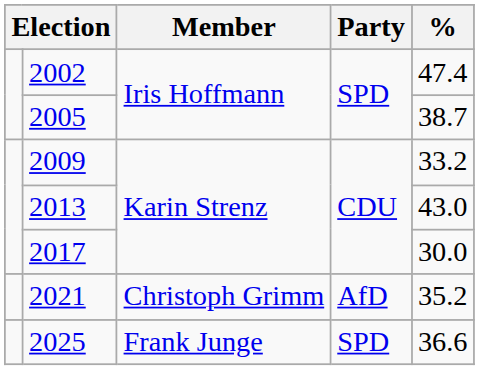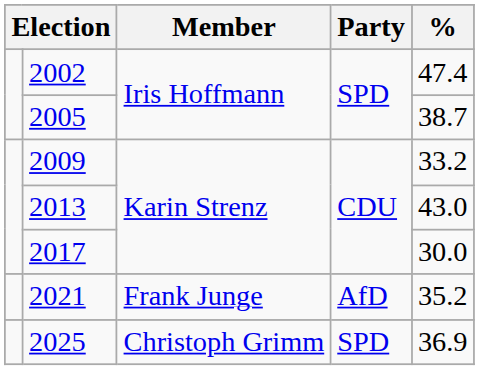(224, 296) Christoph Grimm -> (193, 296) Frank Junge
(193, 341) Frank Junge -> (224, 341) Christoph Grimm
(443, 341) 36.6 -> (443, 341) 36.9
